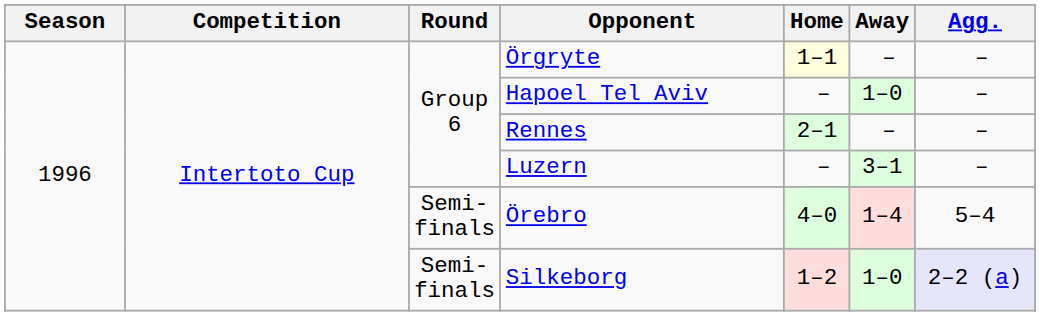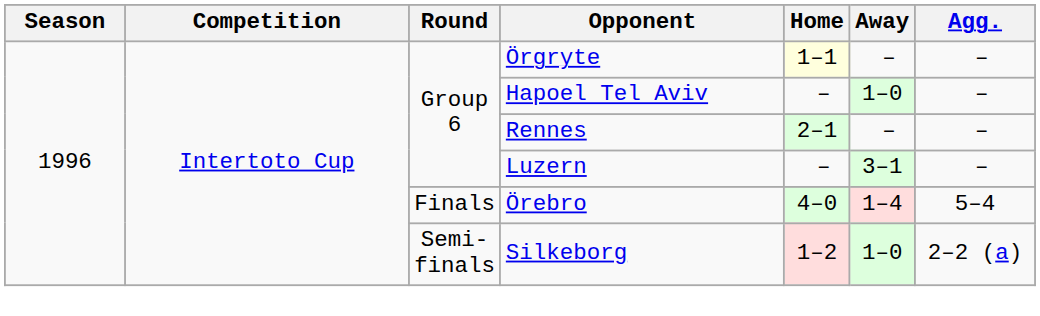(455, 218) Semi-finals -> (455, 205) Finals
(975, 279) lavender background -> (975, 254) no background
